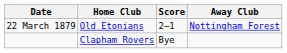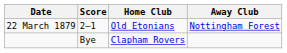columns swapped: (117, 12) <-> (172, 12)
